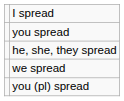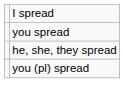- row: (39, 68)
